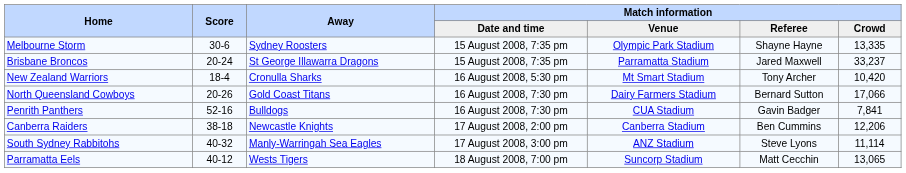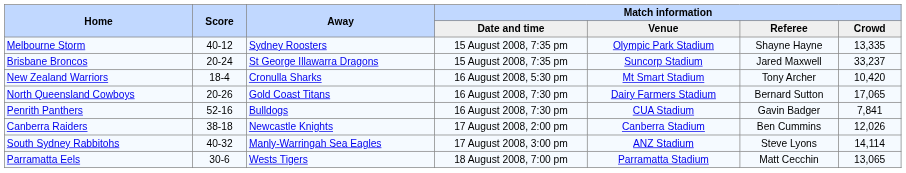(220, 45) 30-6 -> (220, 45) 40-12
(663, 62) Parramatta Stadium -> (663, 62) Suncorp Stadium
(870, 94) 17,066 -> (870, 94) 17,065
(870, 127) 12,206 -> (870, 127) 12,026
(870, 143) 11,114 -> (870, 143) 14,114
(220, 159) 40-12 -> (220, 159) 30-6
(663, 159) Suncorp Stadium -> (663, 159) Parramatta Stadium
